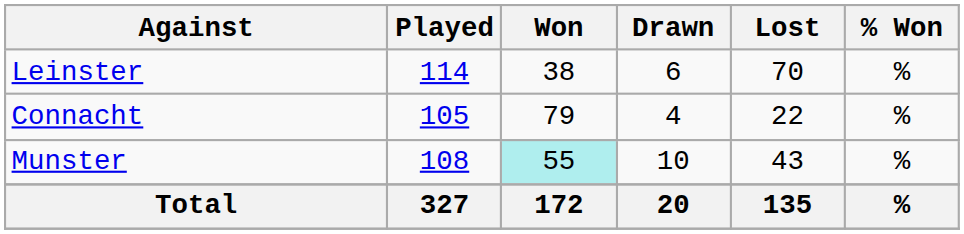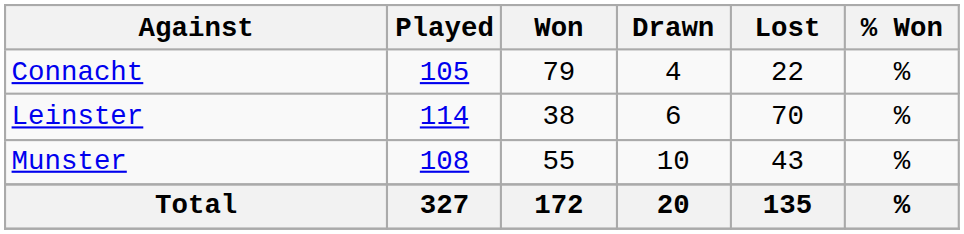rows swapped: (77, 117) <-> (77, 72)
(559, 162) paleturquoise background -> (559, 162) no background
